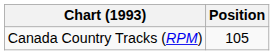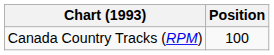(237, 38) 105 -> (237, 38) 100
